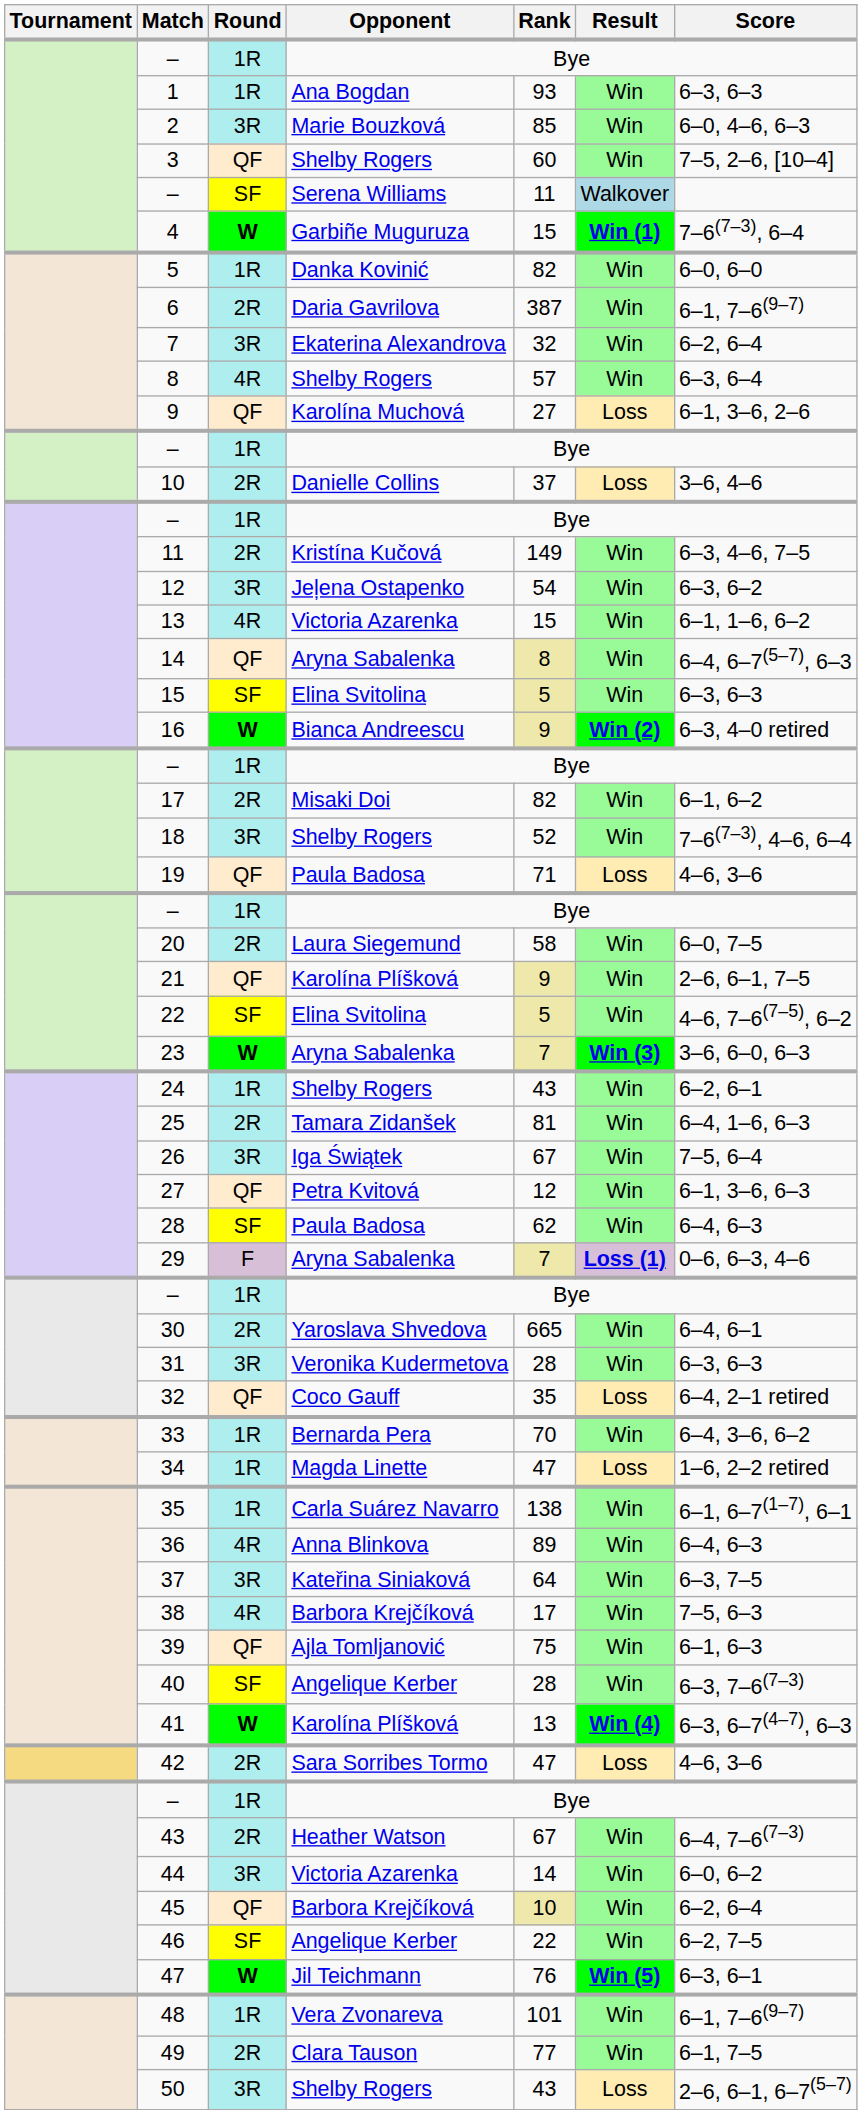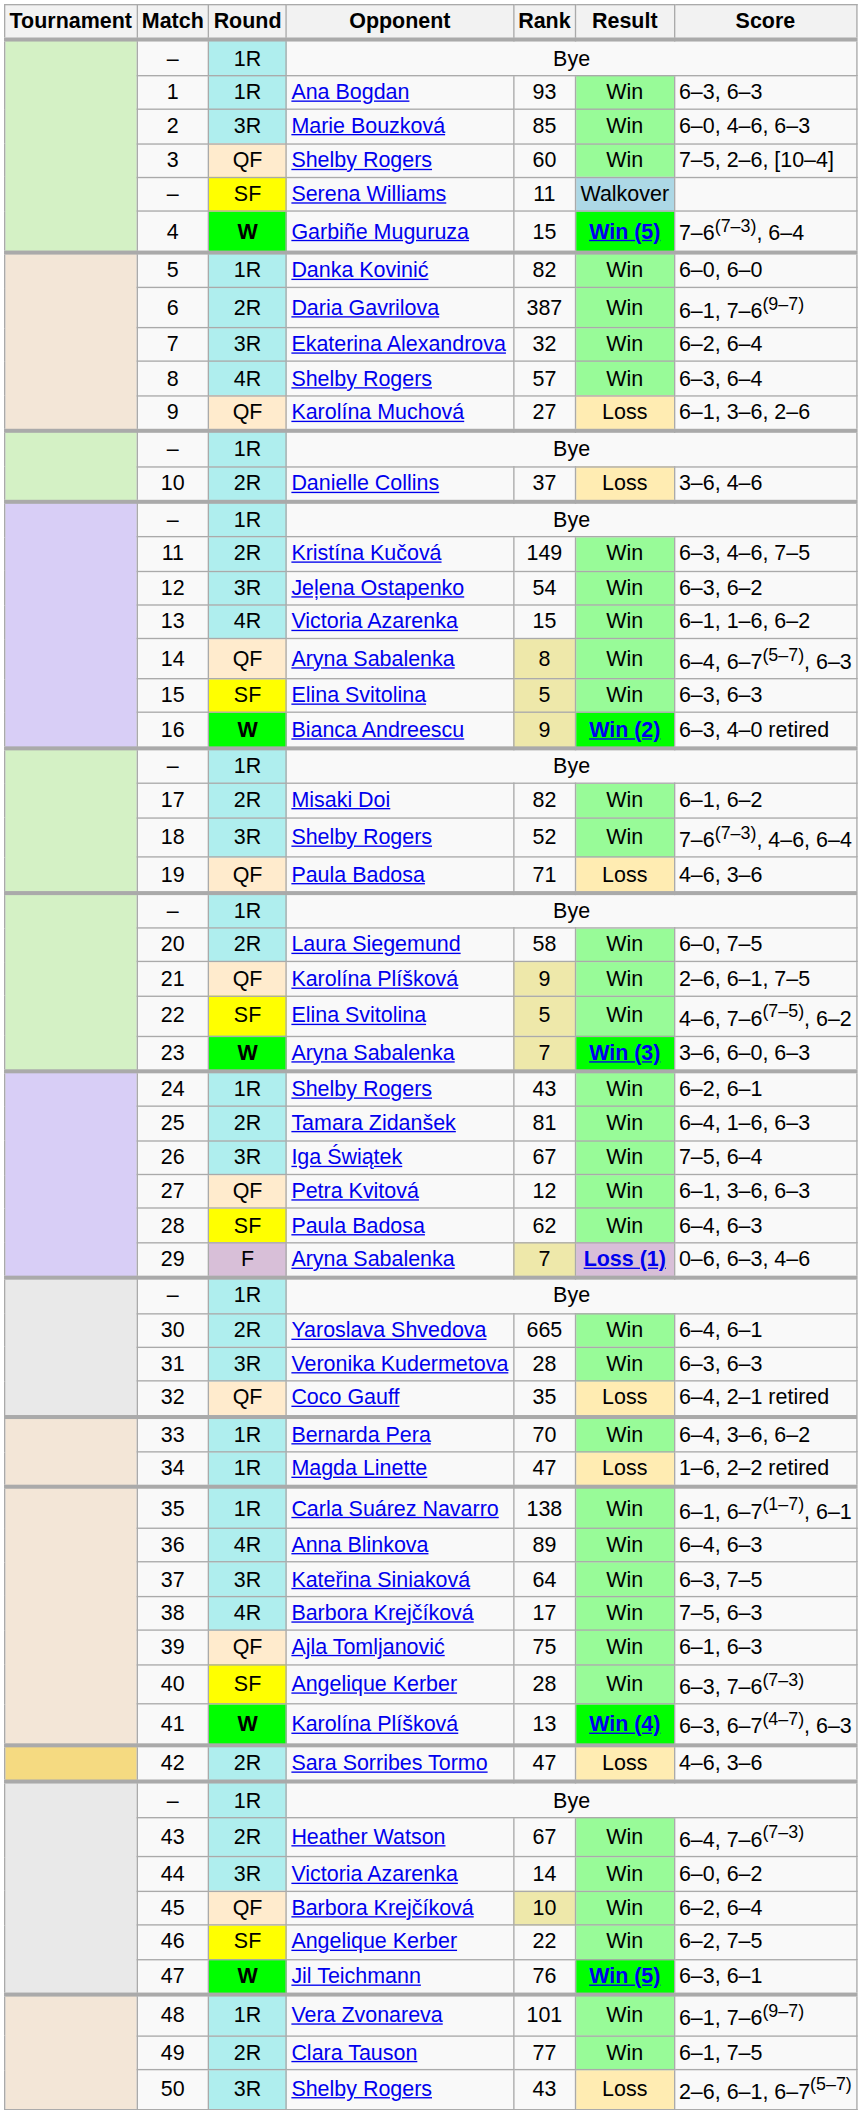(625, 231) Win (1) -> (625, 231) Win (5)
